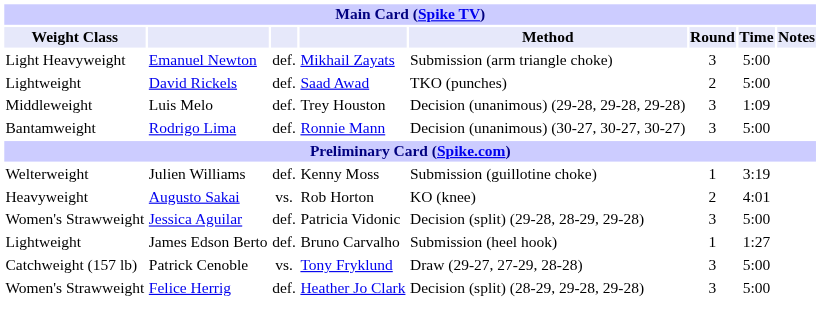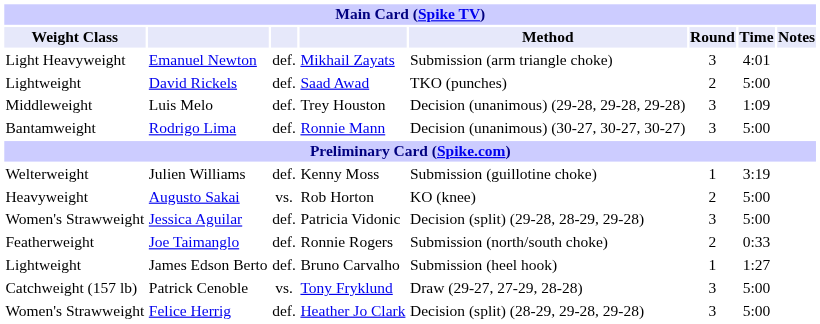(756, 60) 5:00 -> (756, 60) 4:01
(756, 196) 4:01 -> (756, 196) 5:00
+ row: (194, 242)
